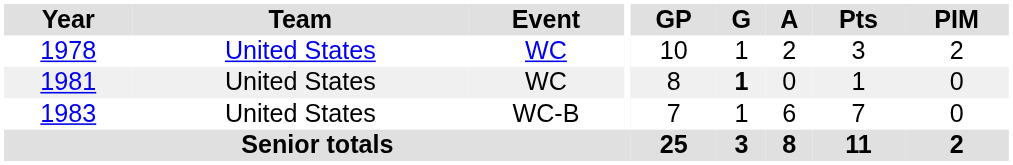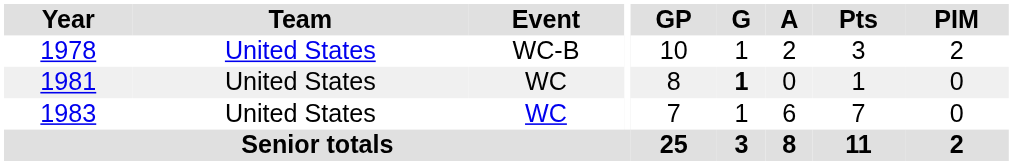(546, 50) WC -> (546, 50) WC-B
(546, 113) WC-B -> (546, 113) WC
